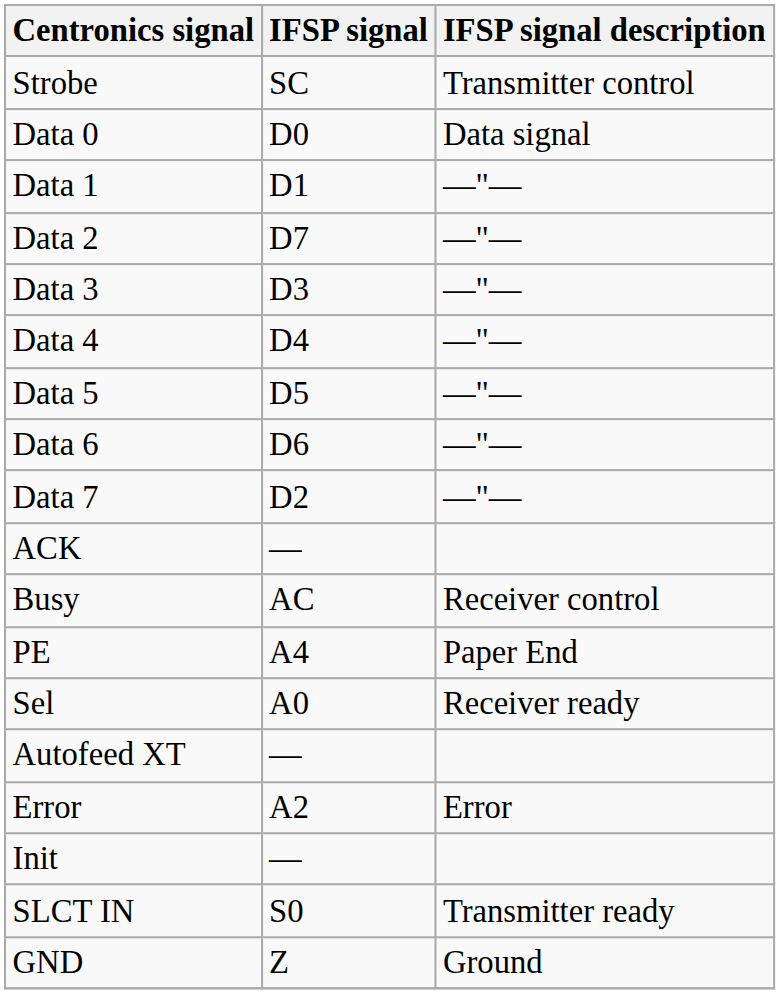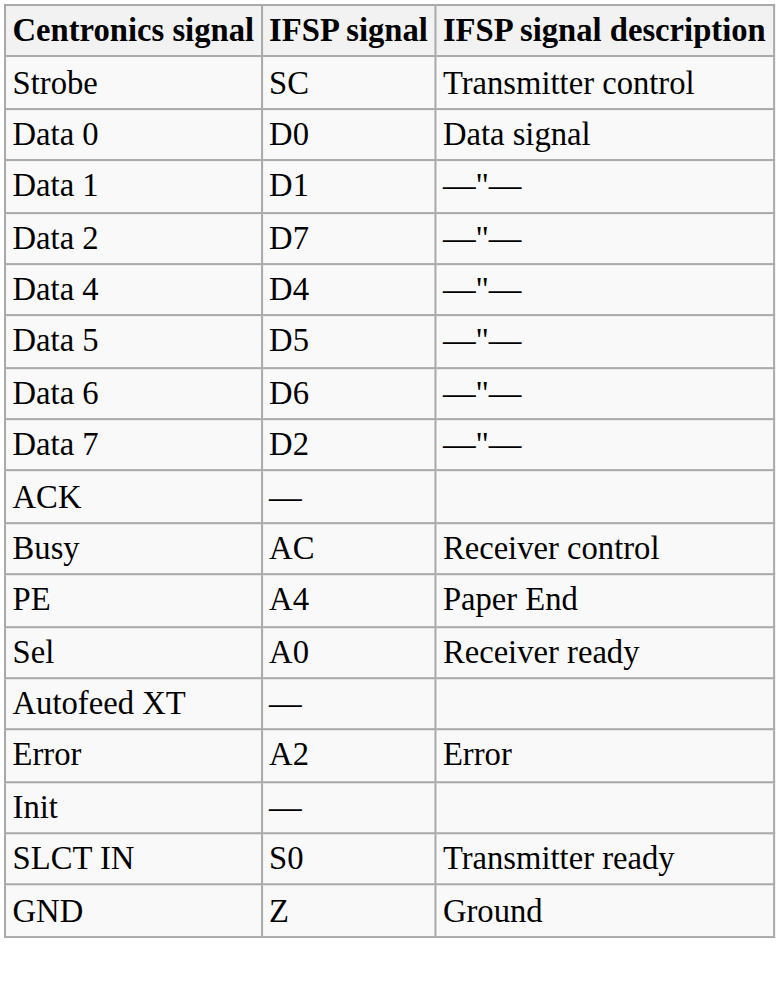- row: (56, 289)
